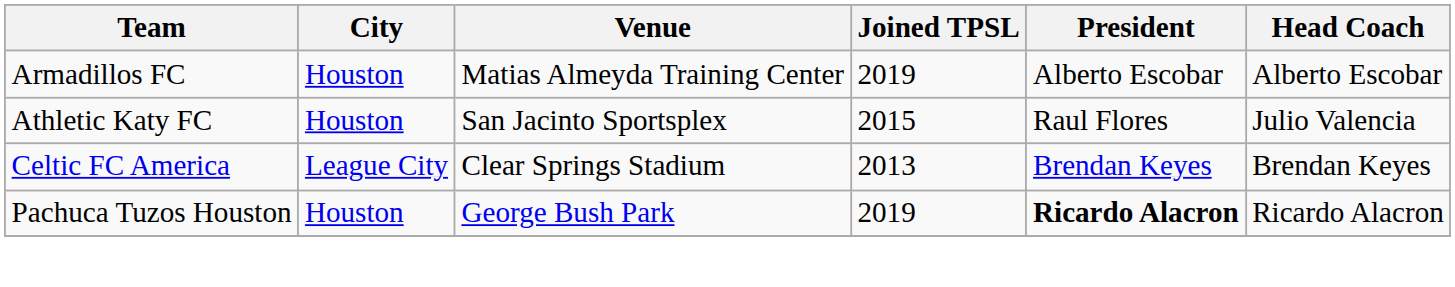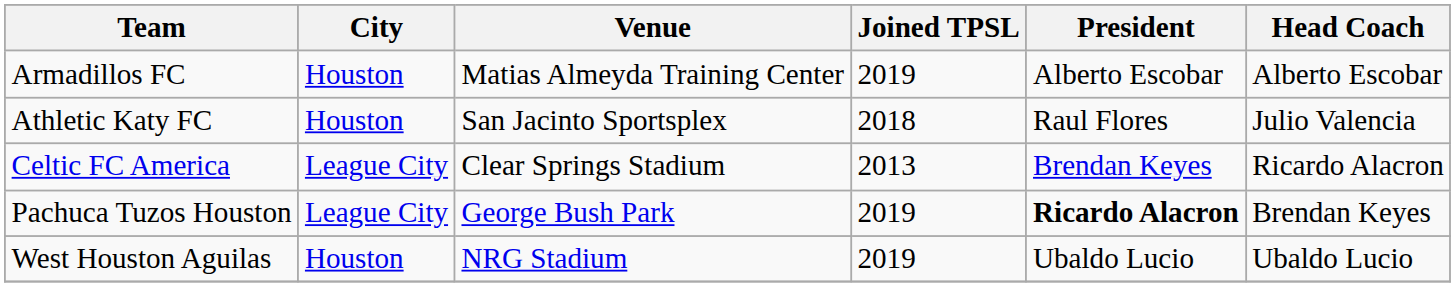(887, 119) 2015 -> (887, 119) 2018
(1342, 166) Brendan Keyes -> (1348, 166) Ricardo Alacron
(354, 212) Houston -> (376, 212) League City
(1348, 212) Ricardo Alacron -> (1342, 212) Brendan Keyes
+ row: (141, 258)
